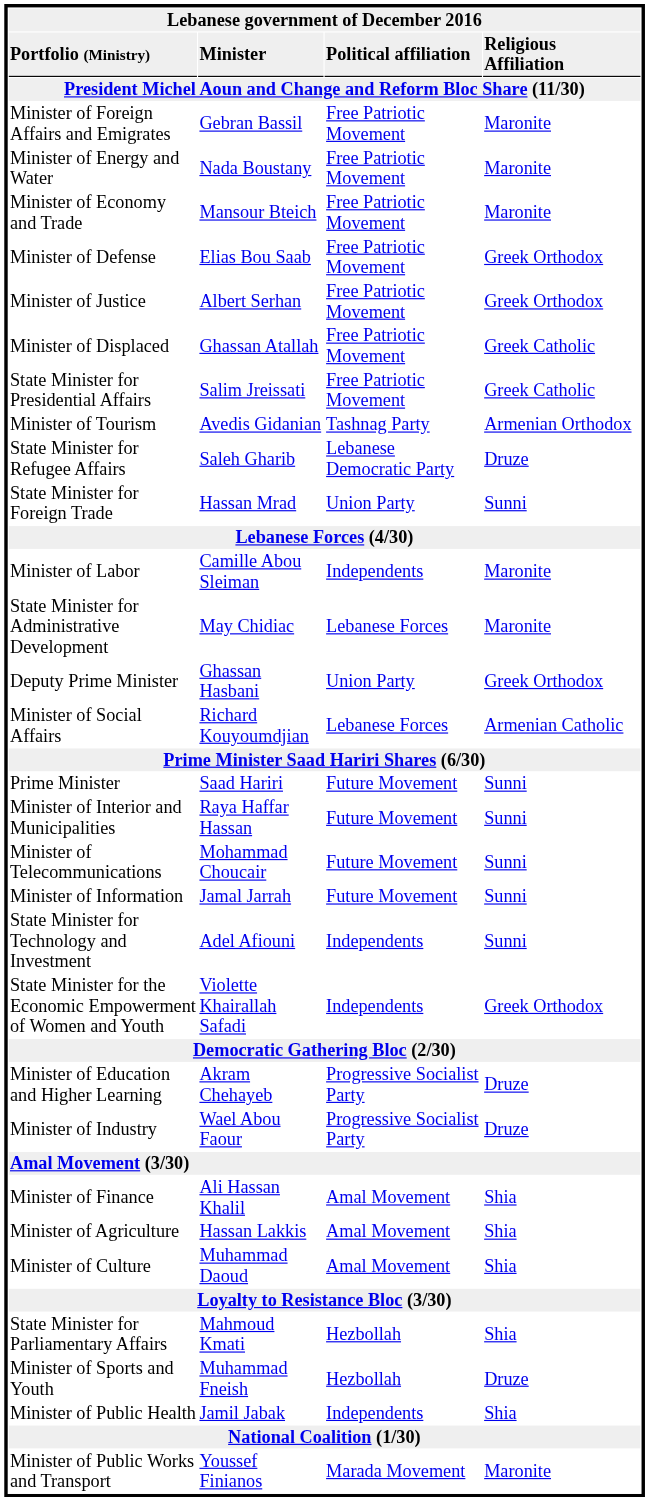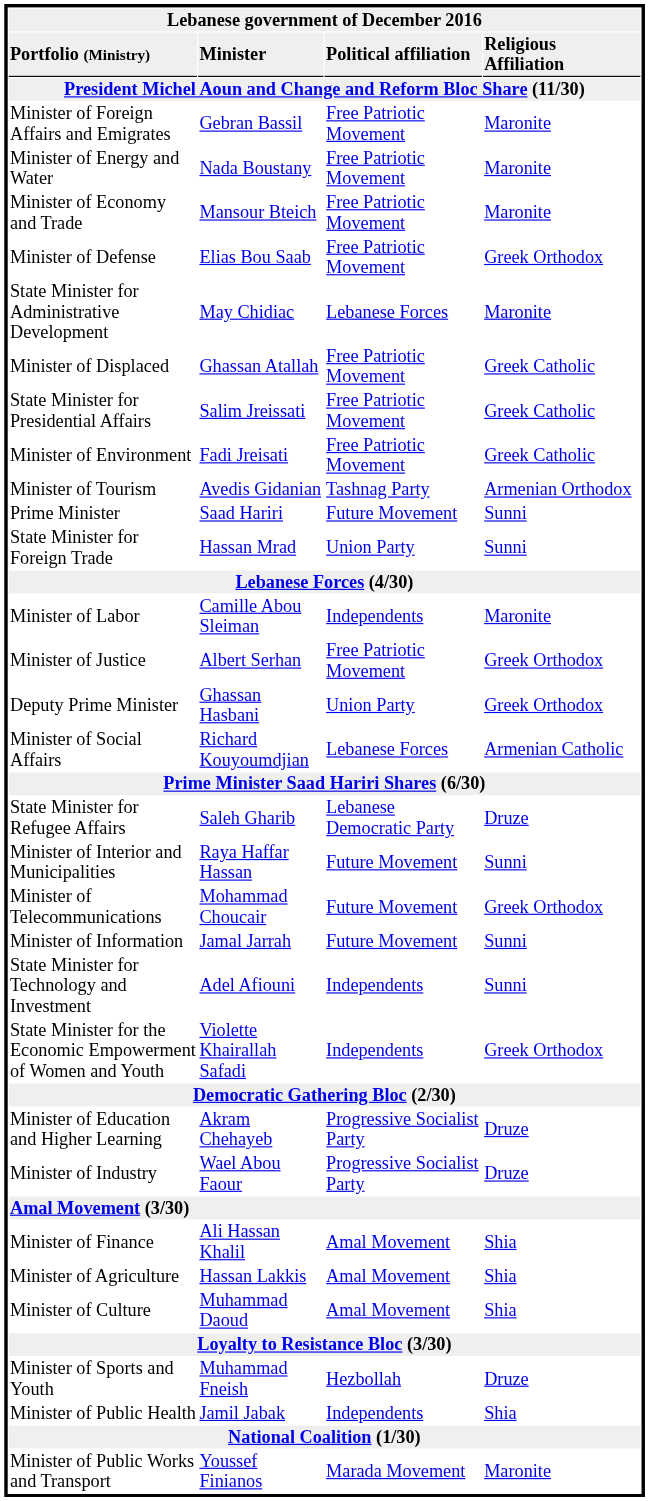rows swapped: (78, 301) <-> (74, 626)
+ row: (101, 455)
rows swapped: (74, 458) <-> (65, 783)
(505, 862) Sunni -> (544, 906) Greek Orthodox
- row: (89, 1334)
